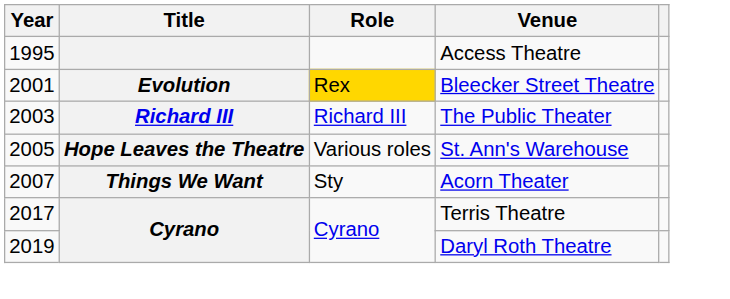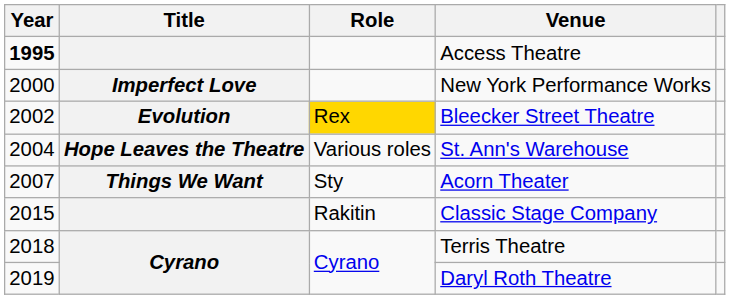(32, 52) normal -> (32, 52) bold
+ row: (576, 85)
(32, 85) 2001 -> (32, 117) 2002
- row: (526, 117)
(32, 149) 2005 -> (32, 149) 2004
+ row: (549, 213)
(32, 213) 2017 -> (32, 246) 2018
